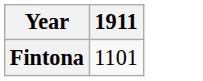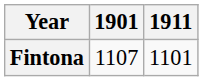+ column: (116, 22)
